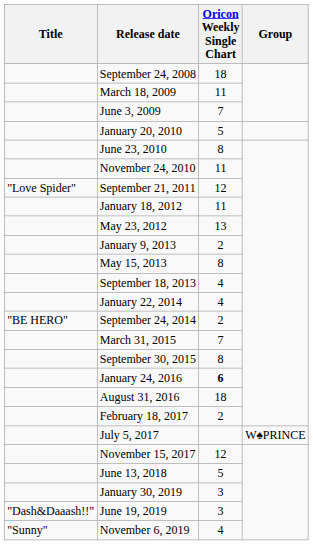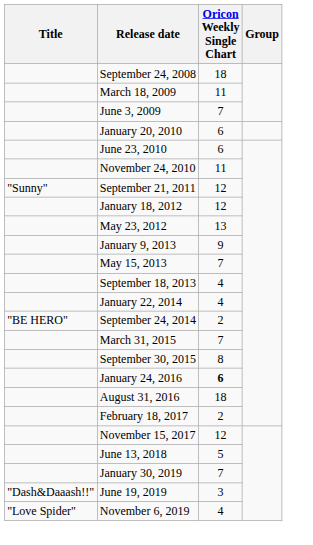(221, 130) 5 -> (221, 130) 6
(221, 149) 8 -> (221, 149) 6
(42, 187) "Love Spider" -> (27, 187) "Sunny"
(221, 206) 11 -> (221, 206) 12
(221, 244) 2 -> (221, 244) 9
(221, 263) 8 -> (221, 263) 7
- row: (129, 435)
(221, 492) 3 -> (221, 473) 7
(27, 530) "Sunny" -> (42, 511) "Love Spider"
